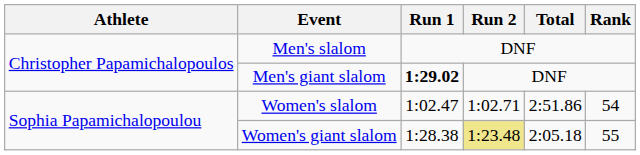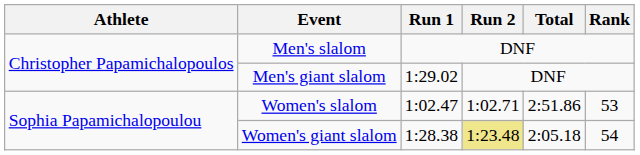(432, 77) bold -> (431, 77) normal
(611, 106) 54 -> (610, 106) 53
(611, 135) 55 -> (610, 135) 54
